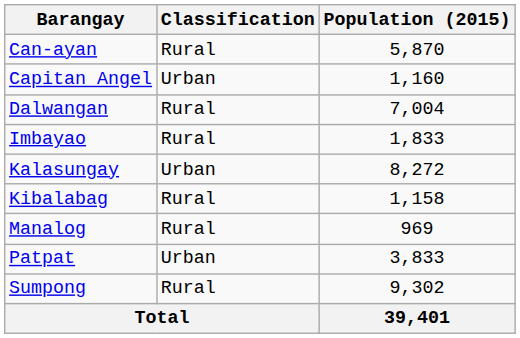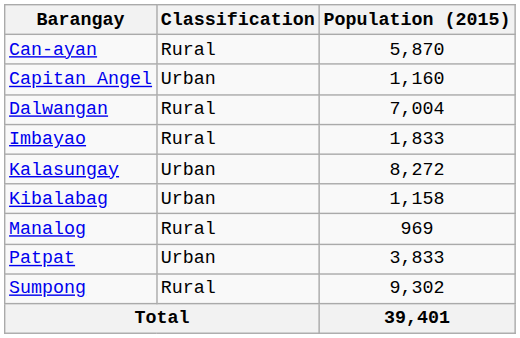(188, 199) Rural -> (188, 199) Urban
